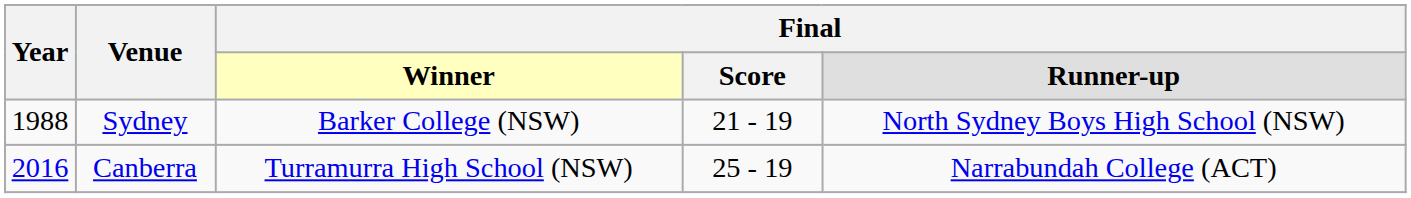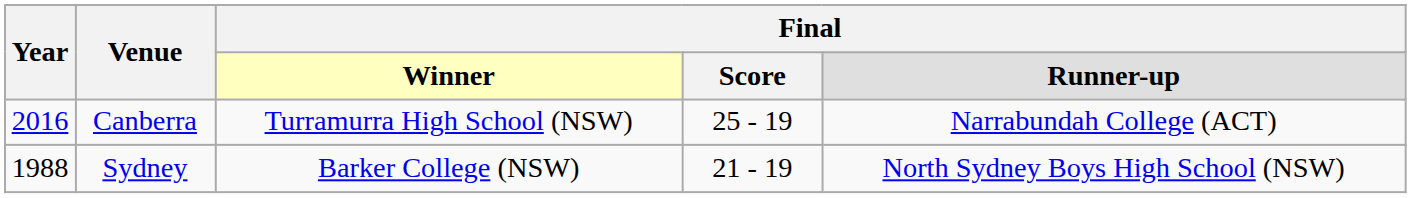rows swapped: (145, 121) <-> (145, 168)
